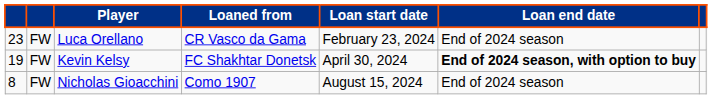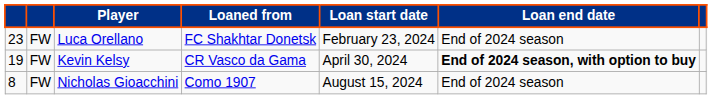(245, 38) CR Vasco da Gama -> (250, 38) FC Shakhtar Donetsk
(250, 60) FC Shakhtar Donetsk -> (245, 60) CR Vasco da Gama
